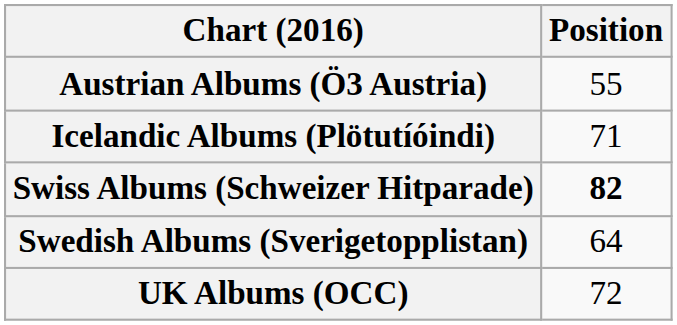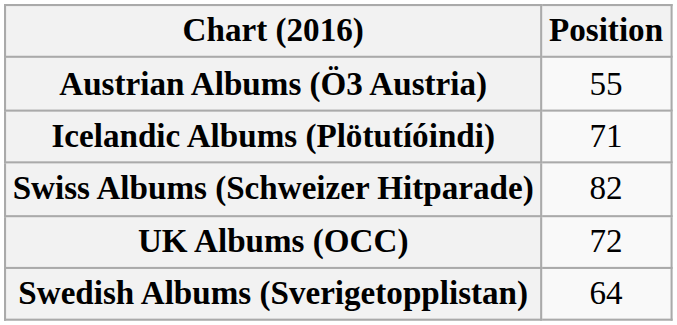(606, 188) bold -> (606, 188) normal
rows swapped: (273, 240) <-> (273, 293)
